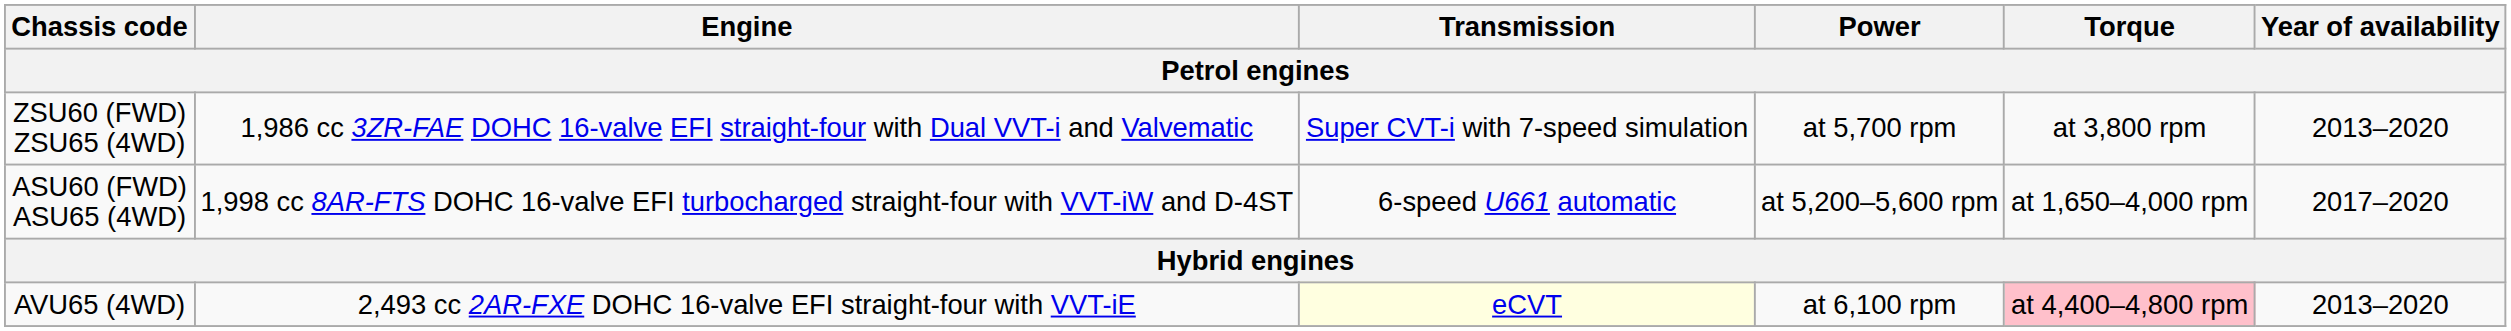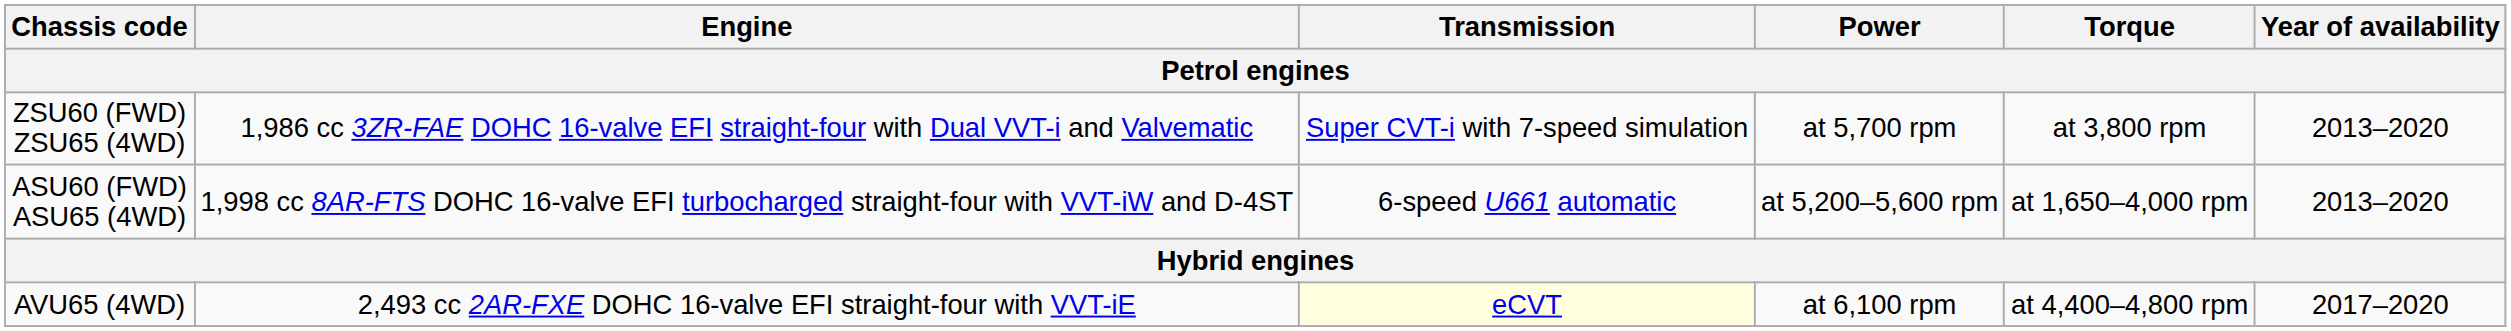(2380, 202) 2017–2020 -> (2380, 202) 2013–2020
(2130, 304) pink background -> (2130, 304) no background
(2380, 304) 2013–2020 -> (2380, 304) 2017–2020
